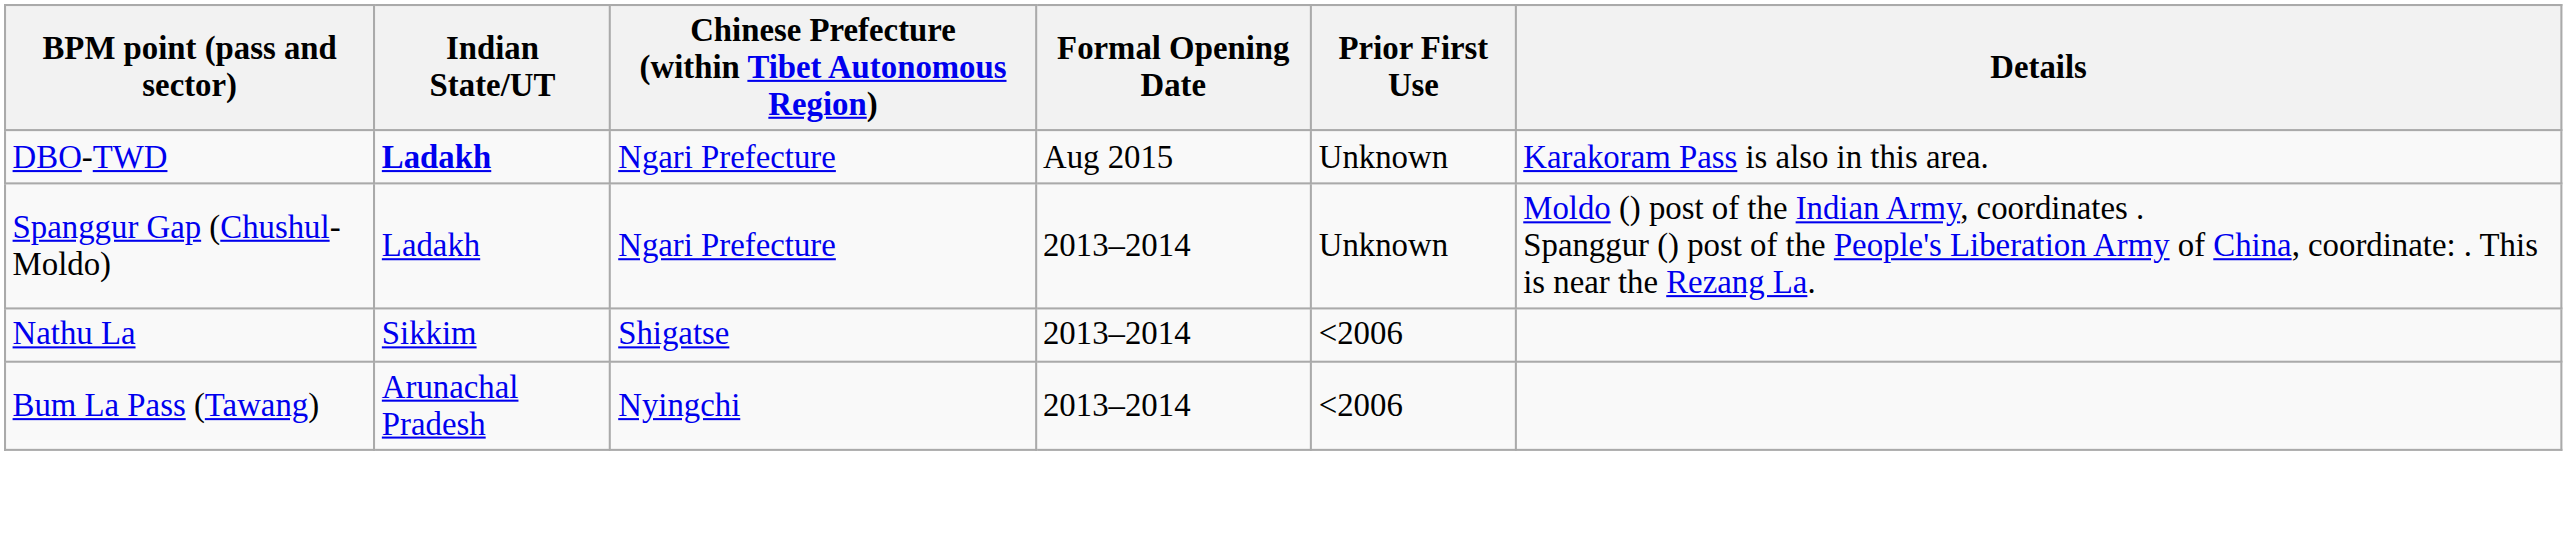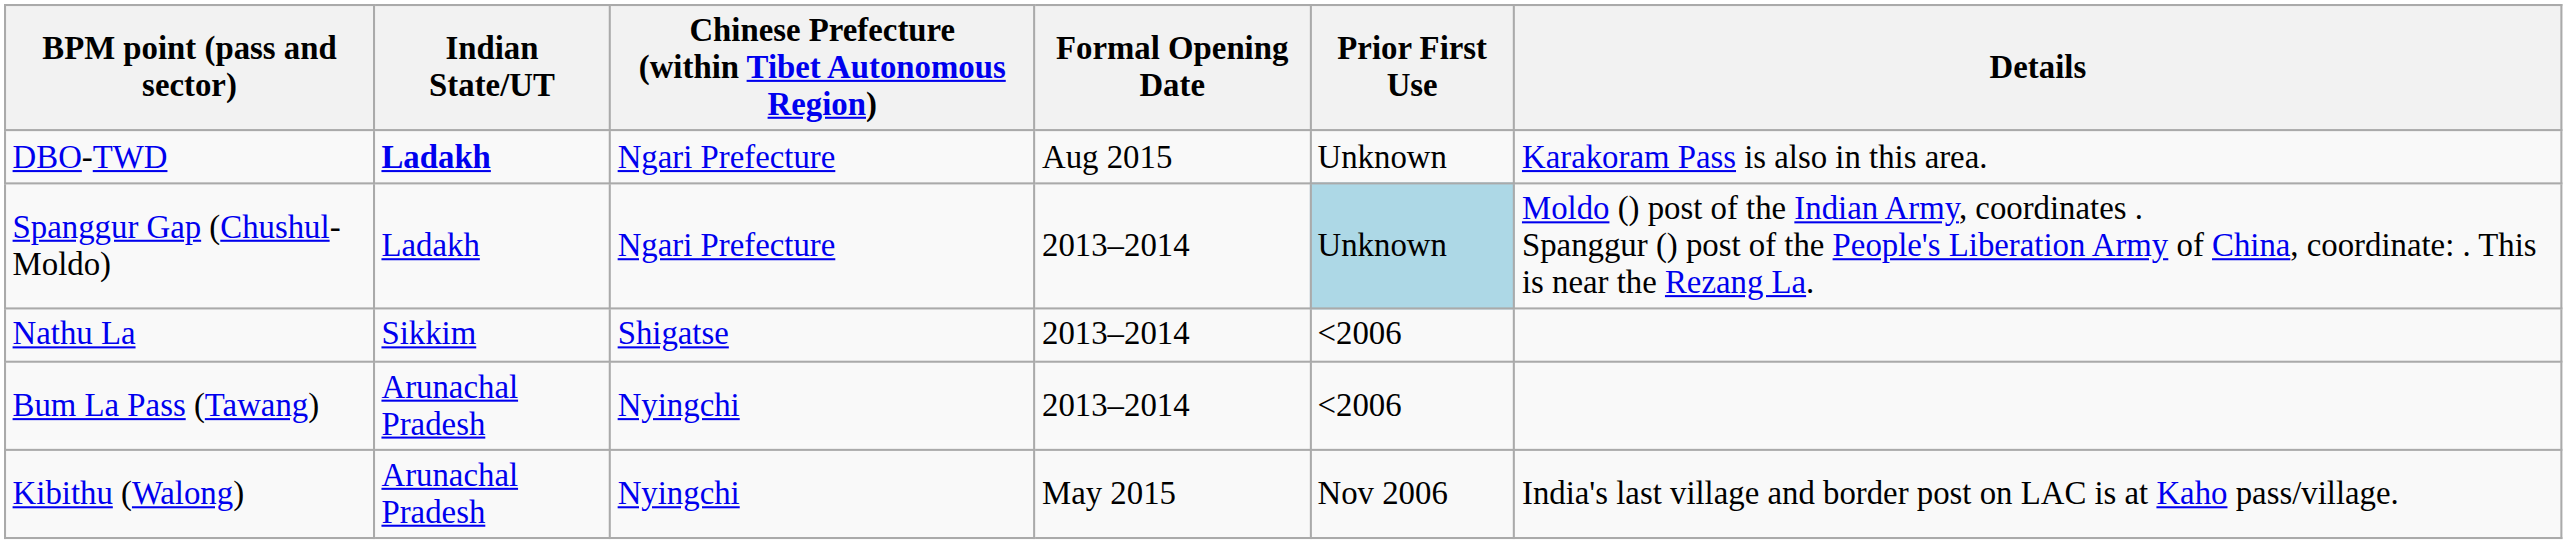(1383, 245) no background -> (1382, 245) lightblue background
+ row: (128, 493)
